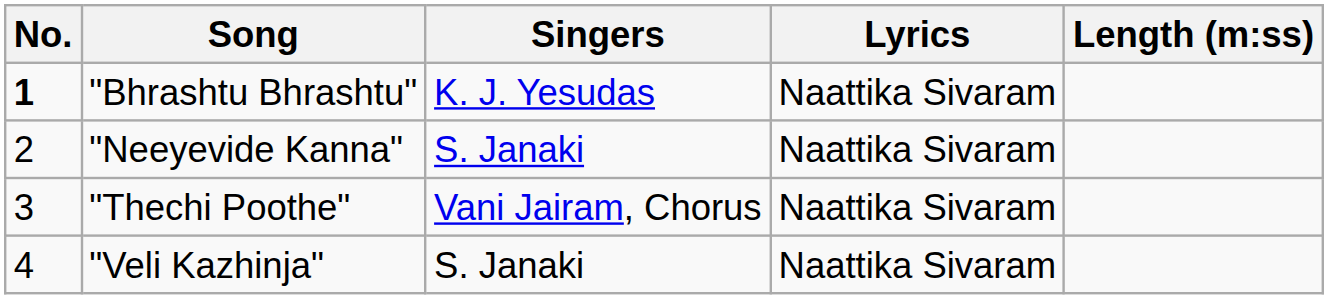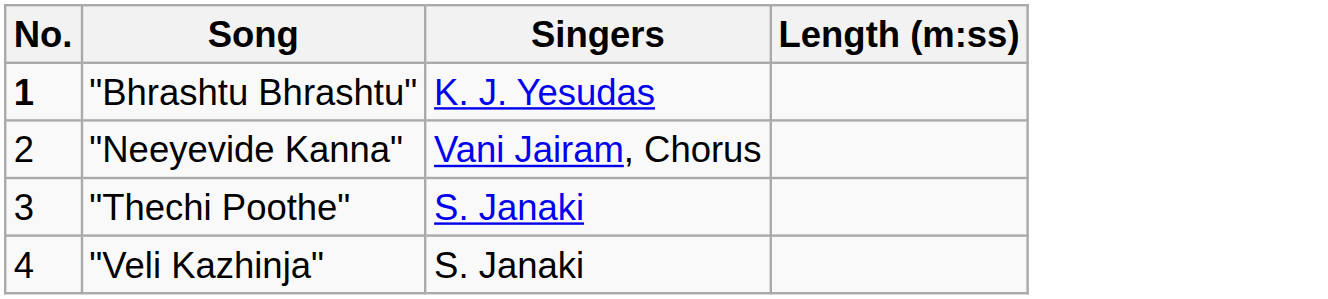- column: (917, 34)
(509, 150) S. Janaki -> (598, 150) Vani Jairam, Chorus
(598, 208) Vani Jairam, Chorus -> (509, 208) S. Janaki
